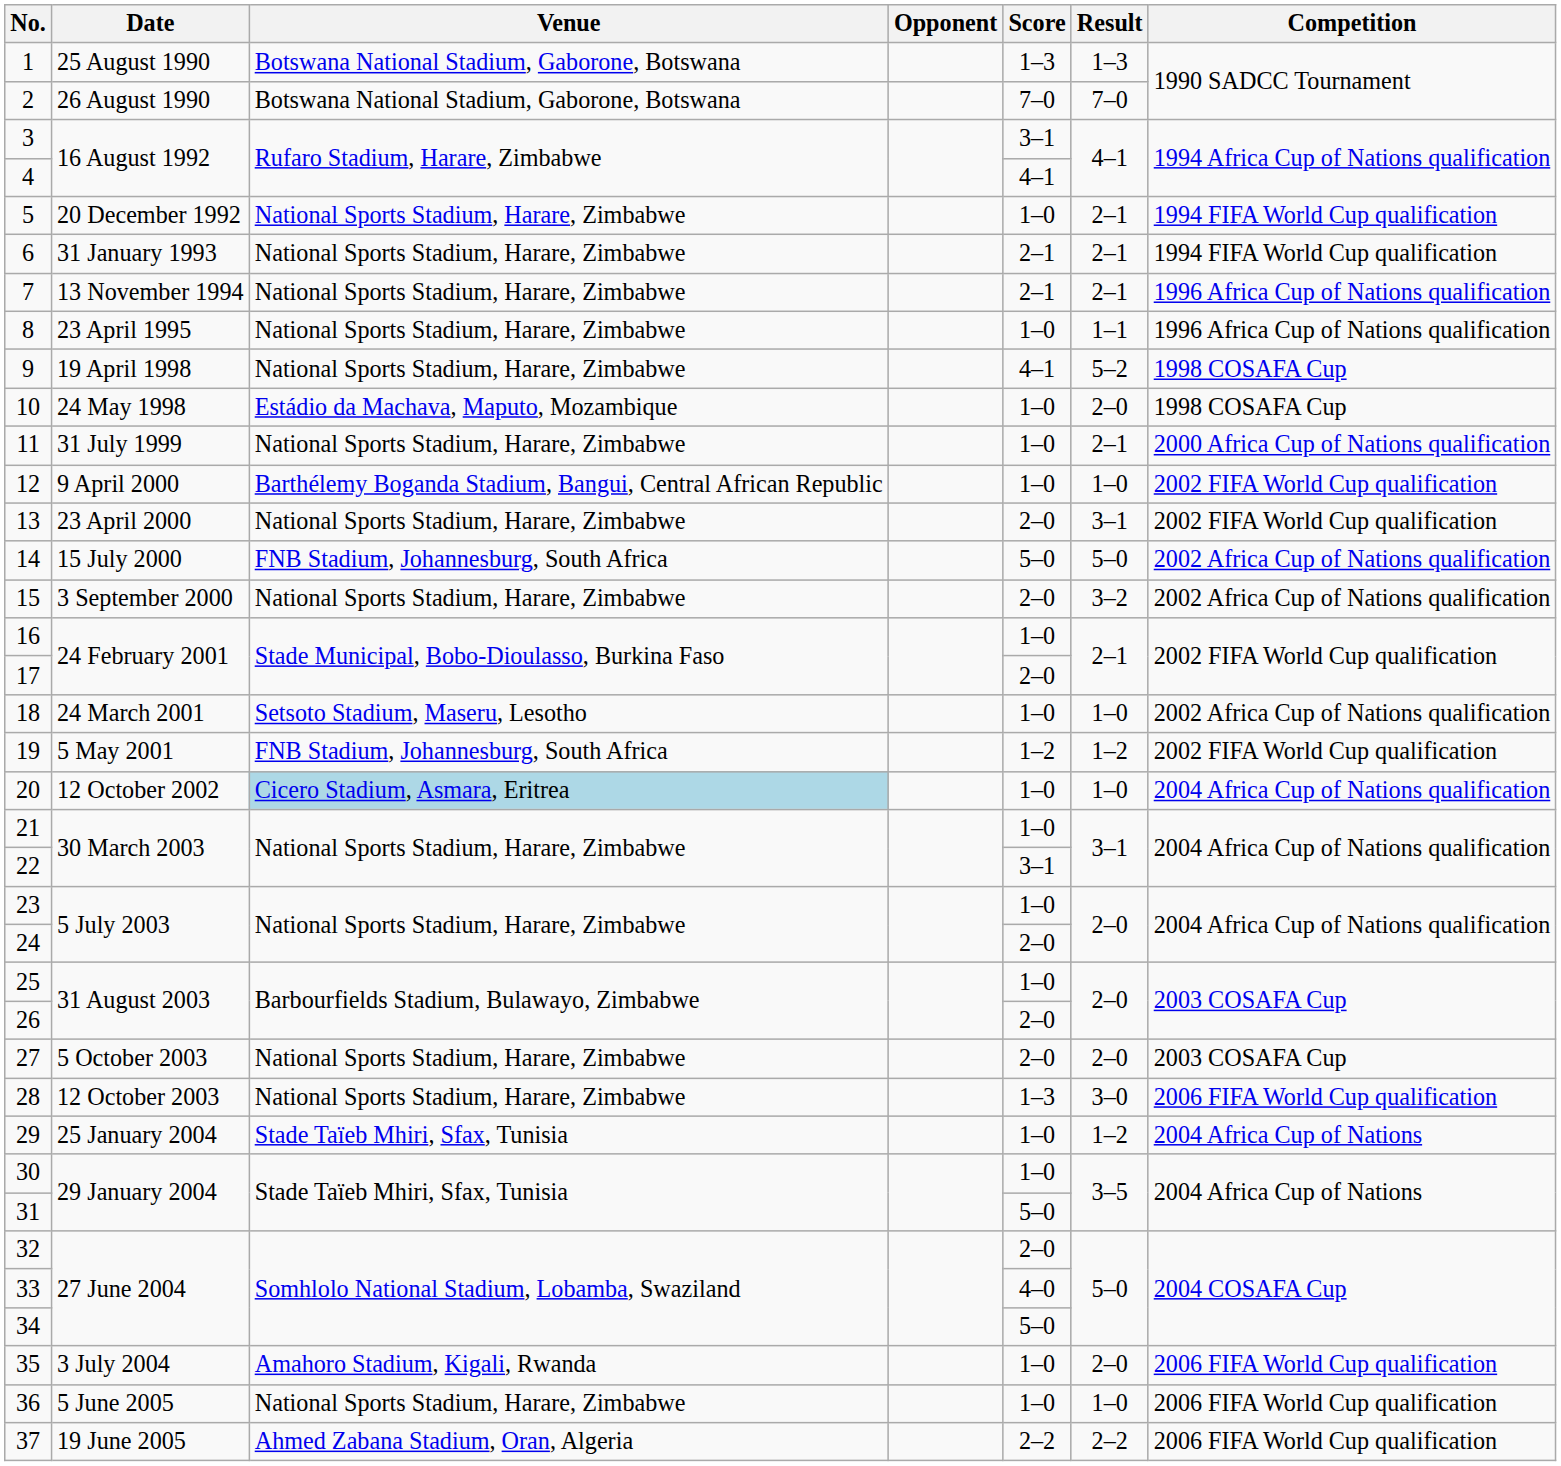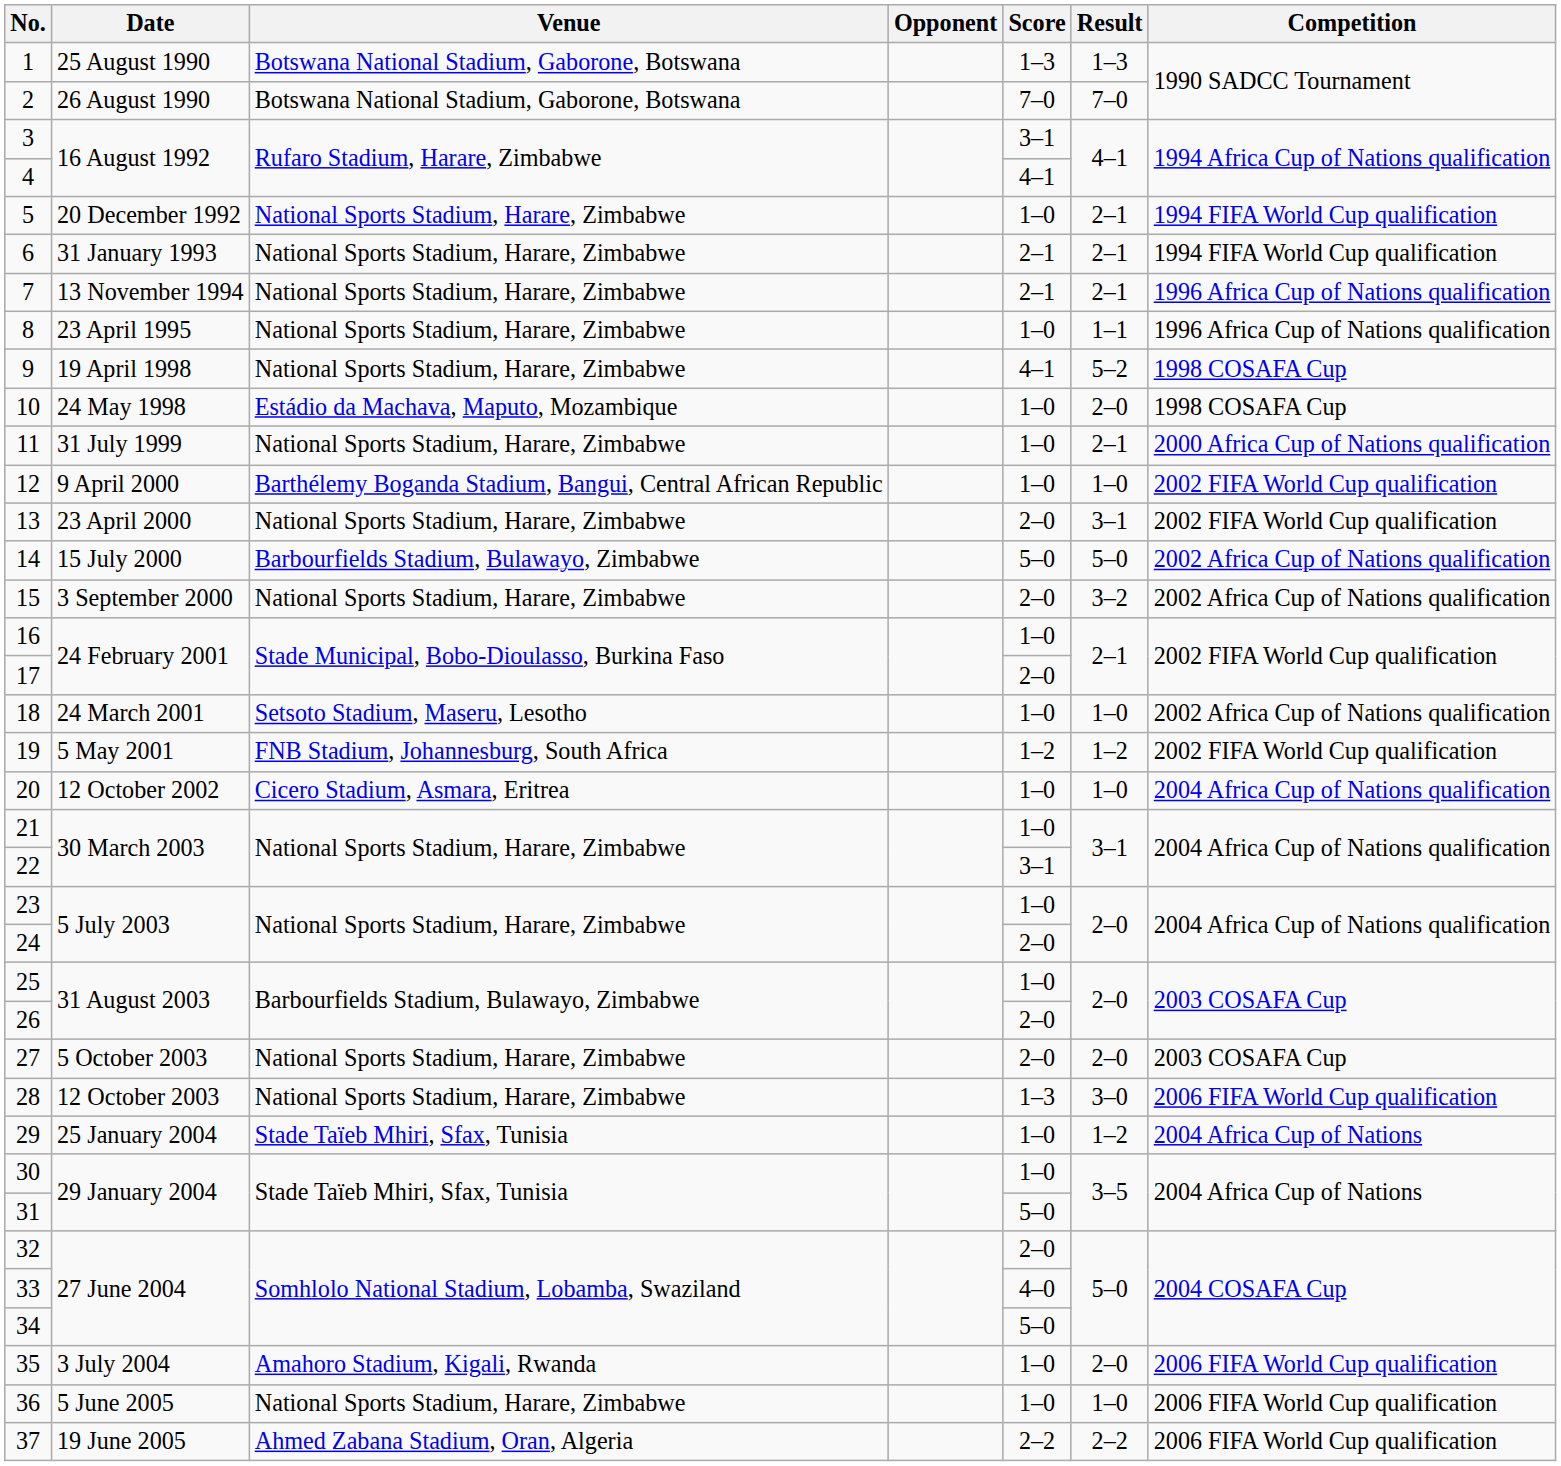(461, 560) FNB Stadium, Johannesburg, South Africa -> (477, 560) Barbourfields Stadium, Bulawayo, Zimbabwe
(412, 789) lightblue background -> (412, 789) no background
